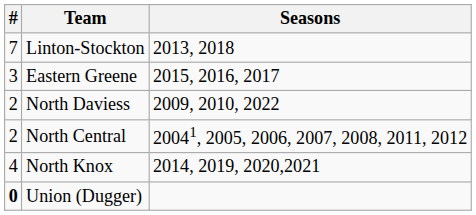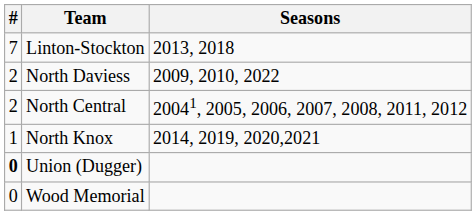- row: (82, 76)
(13, 167) 4 -> (13, 138) 1
+ row: (85, 195)
